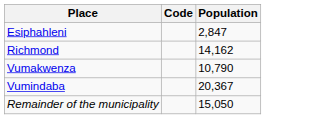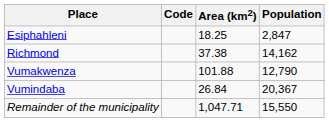+ column: (227, 15)
(216, 68) 10,790 -> (280, 71) 12,790
(216, 104) 15,050 -> (280, 108) 15,550
